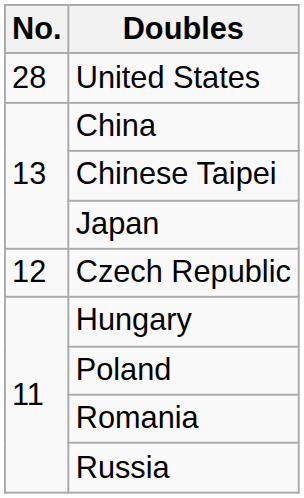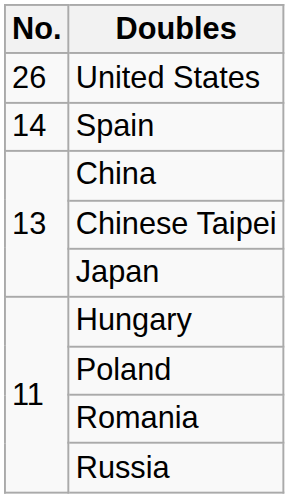(29, 77) 28 -> (29, 77) 26
+ row: (115, 126)
- row: (183, 272)
